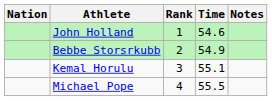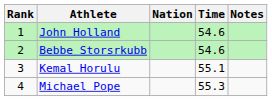columns swapped: (179, 14) <-> (27, 14)
(212, 50) 54.9 -> (212, 50) 54.6
(212, 86) 55.5 -> (212, 86) 55.3
